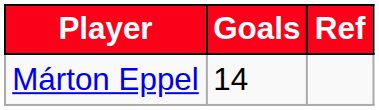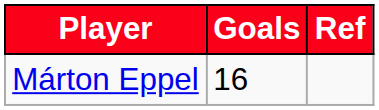(231, 79) 14 -> (231, 79) 16
